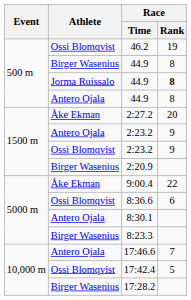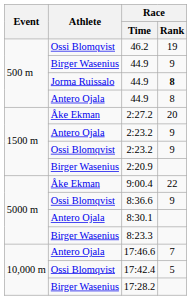(172, 64) 8 -> (172, 64) 9
(172, 201) 6 -> (172, 201) 9
